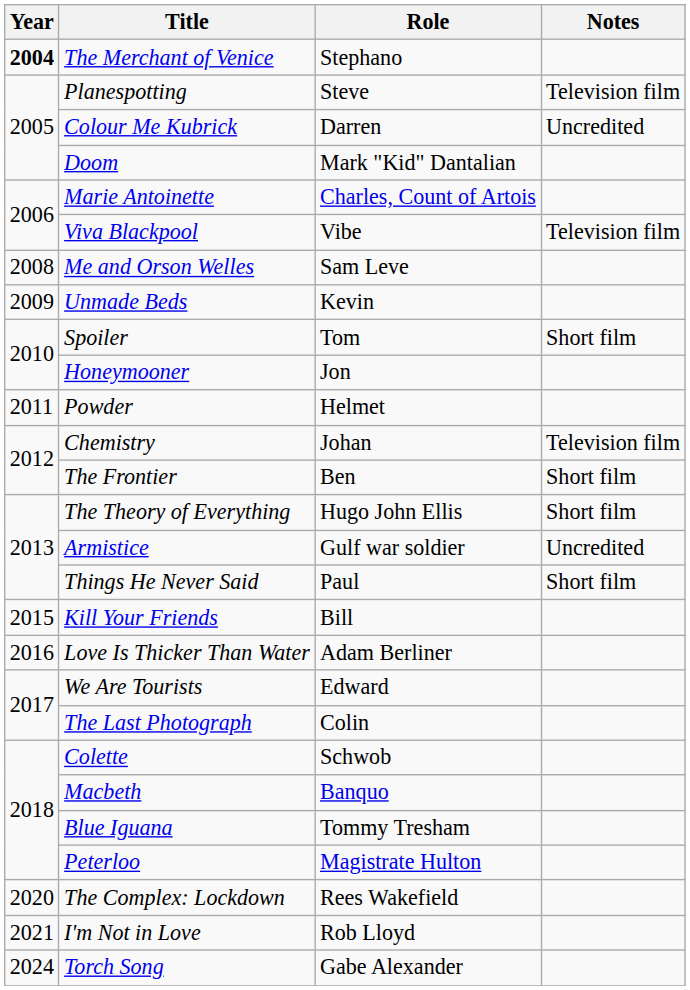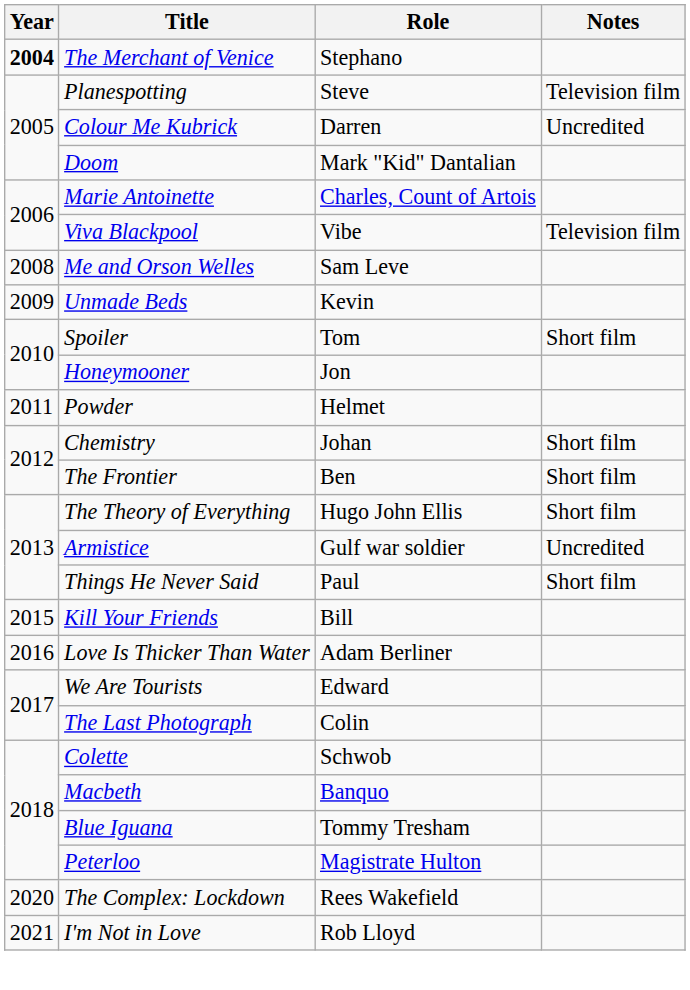(613, 442) Television film -> (591, 442) Short film
- row: (114, 967)
